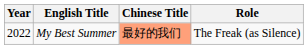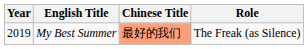(19, 33) 2022 -> (19, 33) 2019
